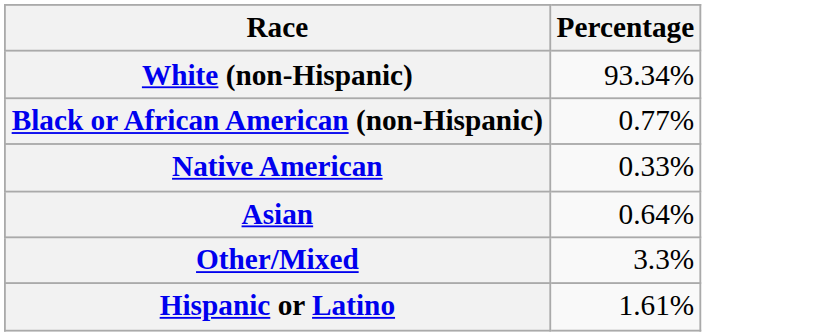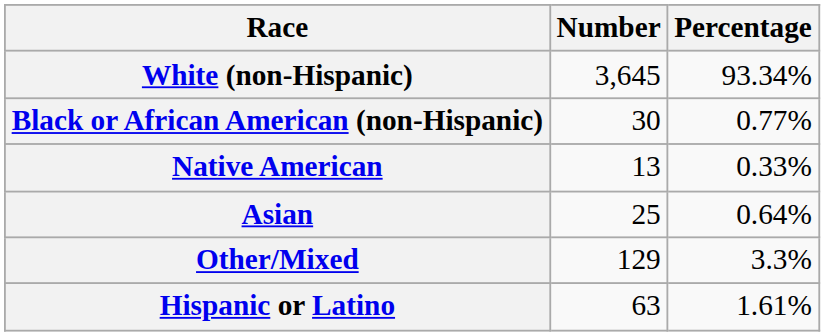+ column: (609, 27)
